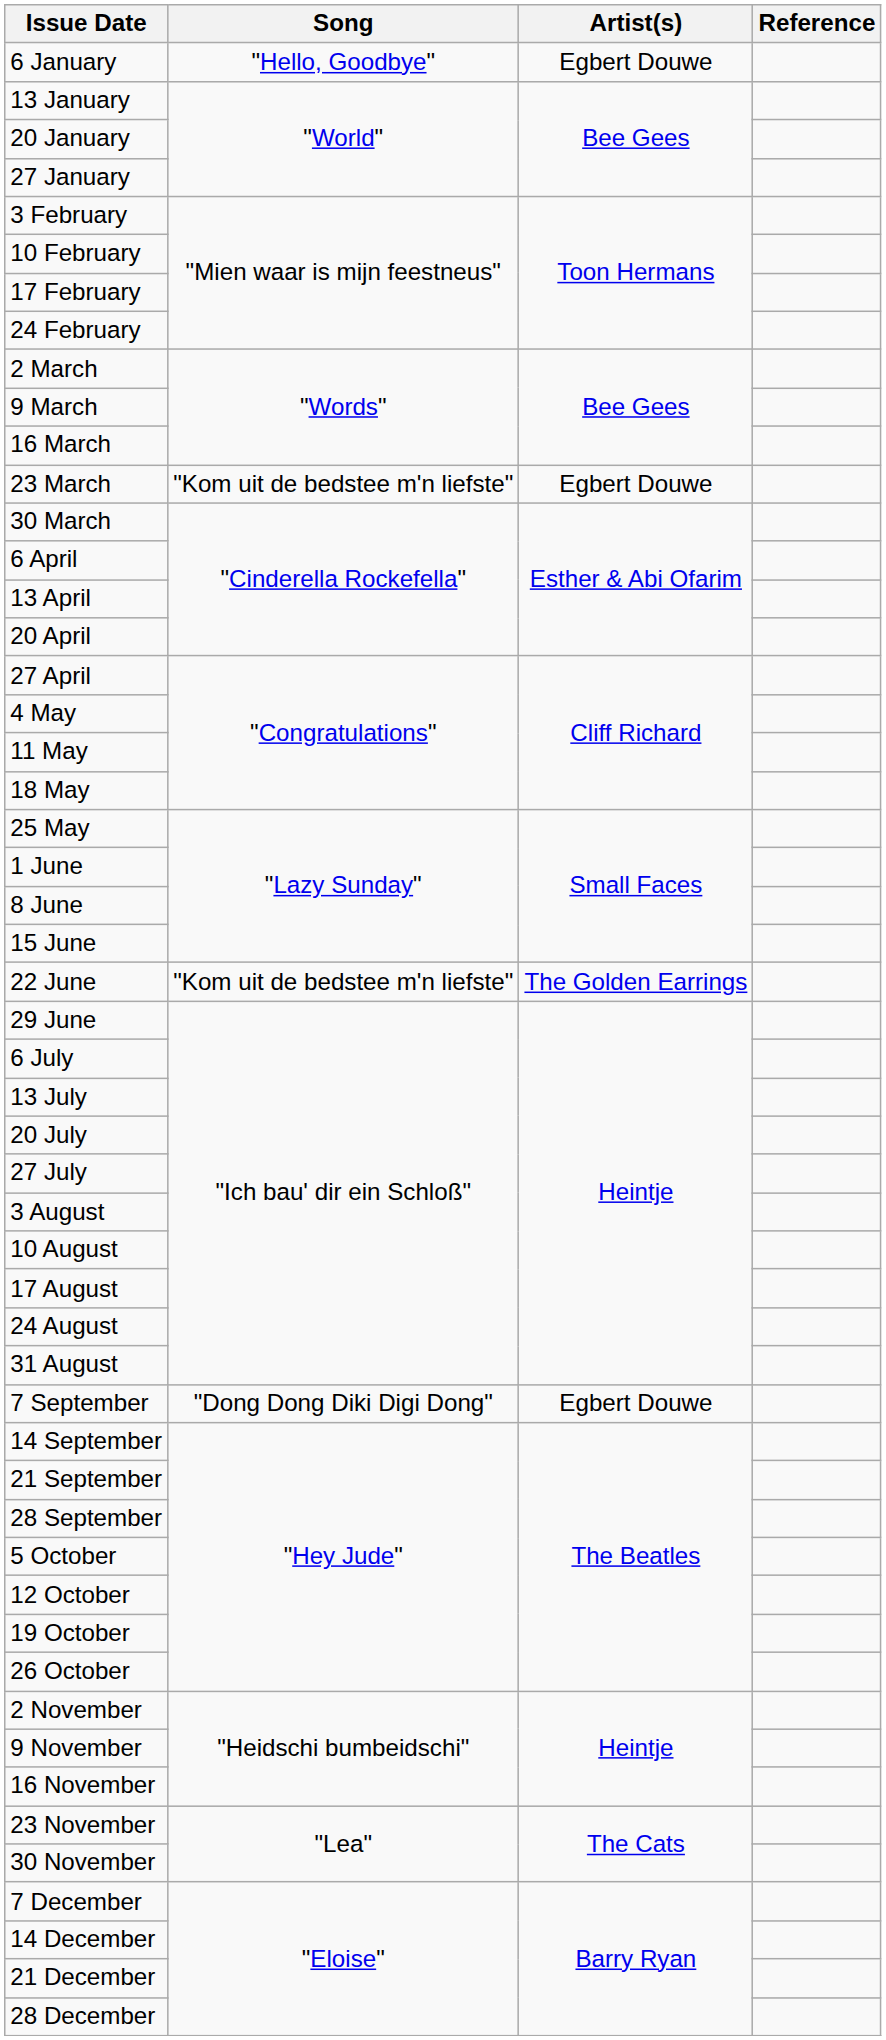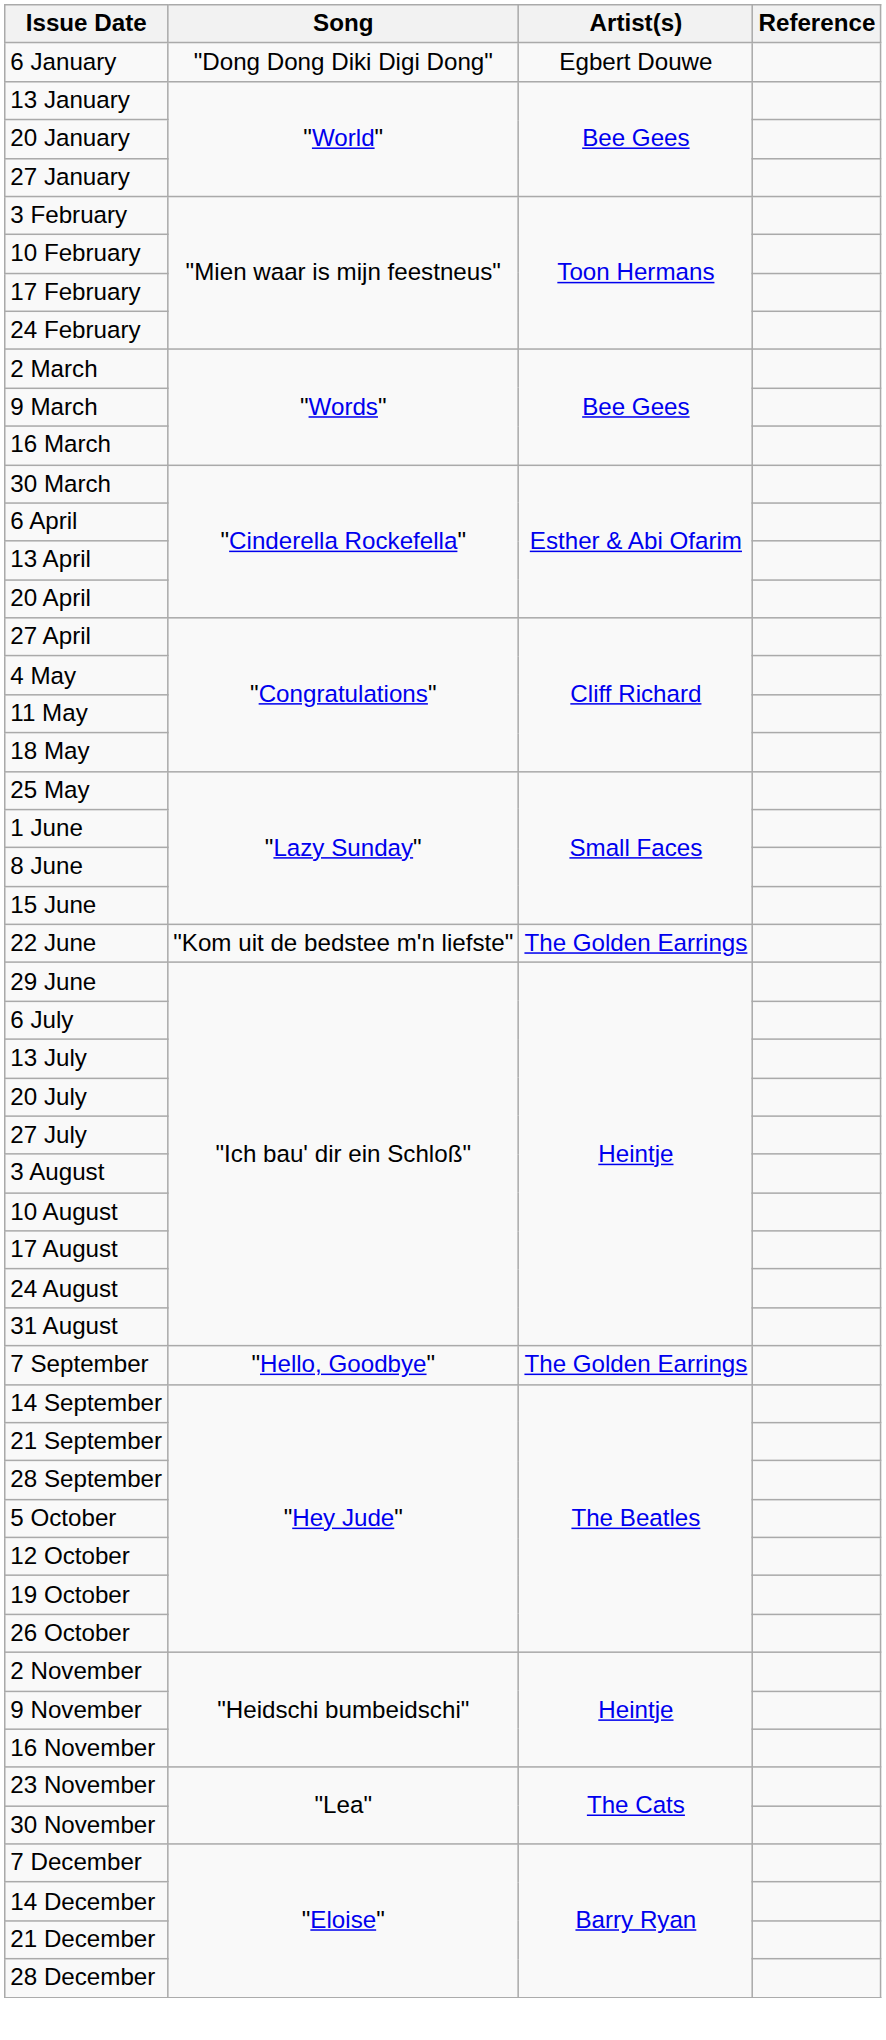(343, 61) "Hello, Goodbye" -> (343, 61) "Dong Dong Diki Digi Dong"
- row: (61, 483)
(343, 1403) "Dong Dong Diki Digi Dong" -> (343, 1364) "Hello, Goodbye"
(636, 1403) Egbert Douwe -> (636, 1364) The Golden Earrings
